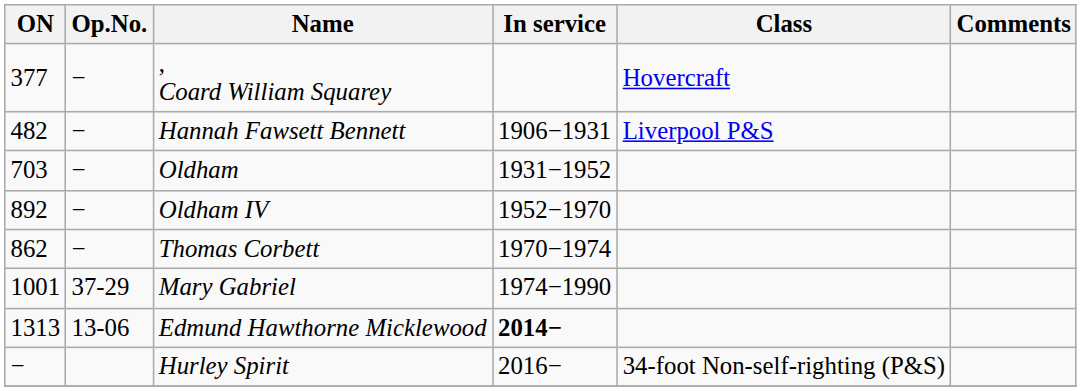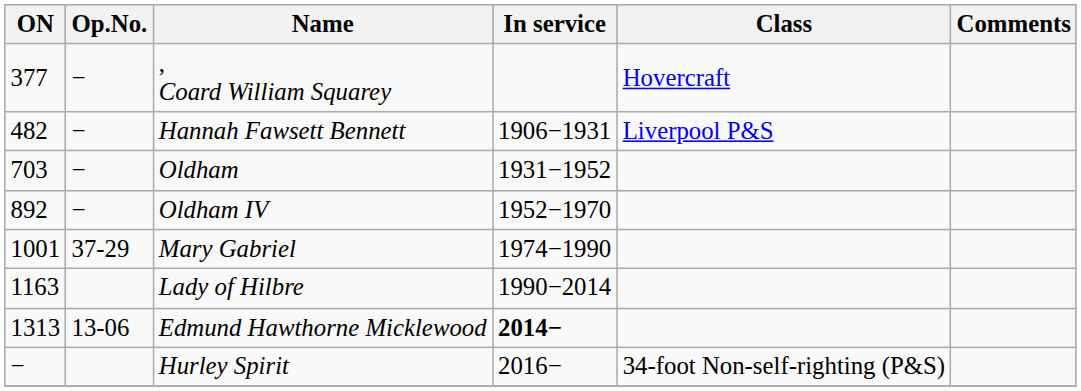- row: (239, 248)
+ row: (231, 288)
